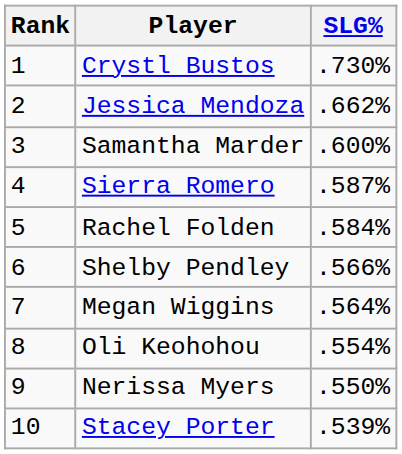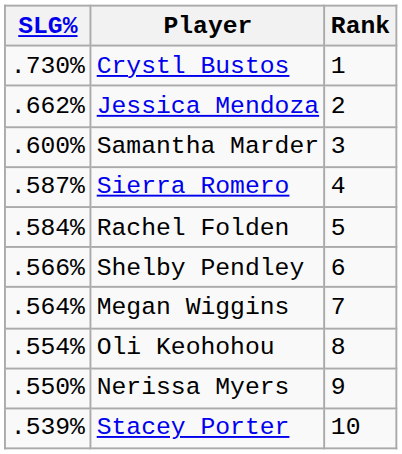columns swapped: (40, 26) <-> (353, 26)
